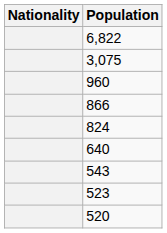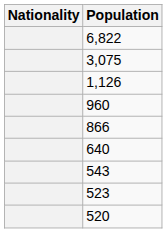+ row: (104, 82)
- row: (98, 127)
